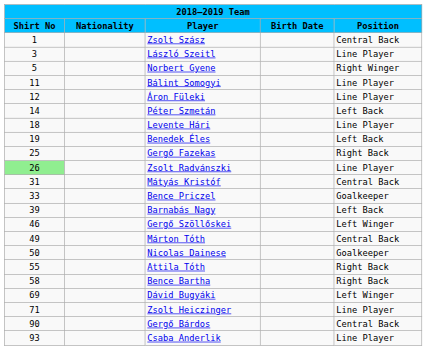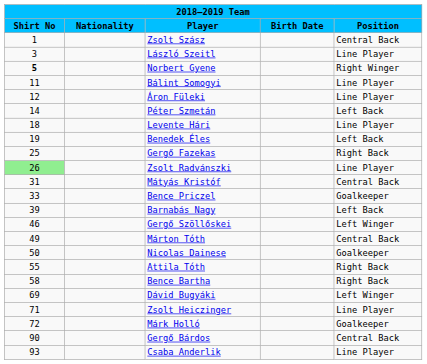(34, 68) normal -> (34, 68) bold
+ row: (174, 324)
